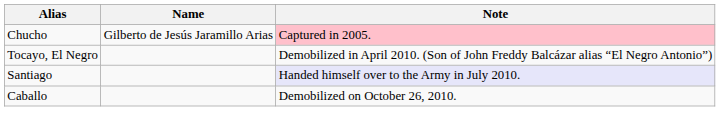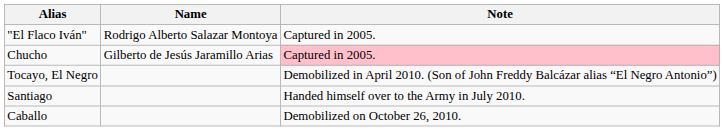+ row: (47, 34)
(400, 75) lavender background -> (404, 95) no background
